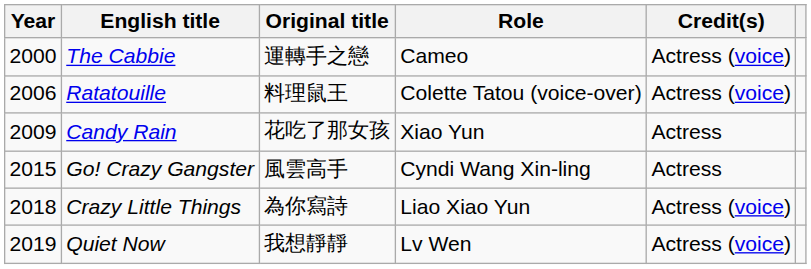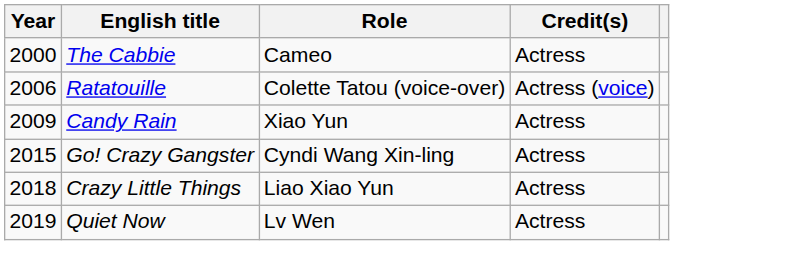- column: (327, 21)
(721, 56) Actress (voice) -> (550, 54) Actress
(721, 206) Actress (voice) -> (550, 188) Actress
(721, 243) Actress (voice) -> (550, 222) Actress
